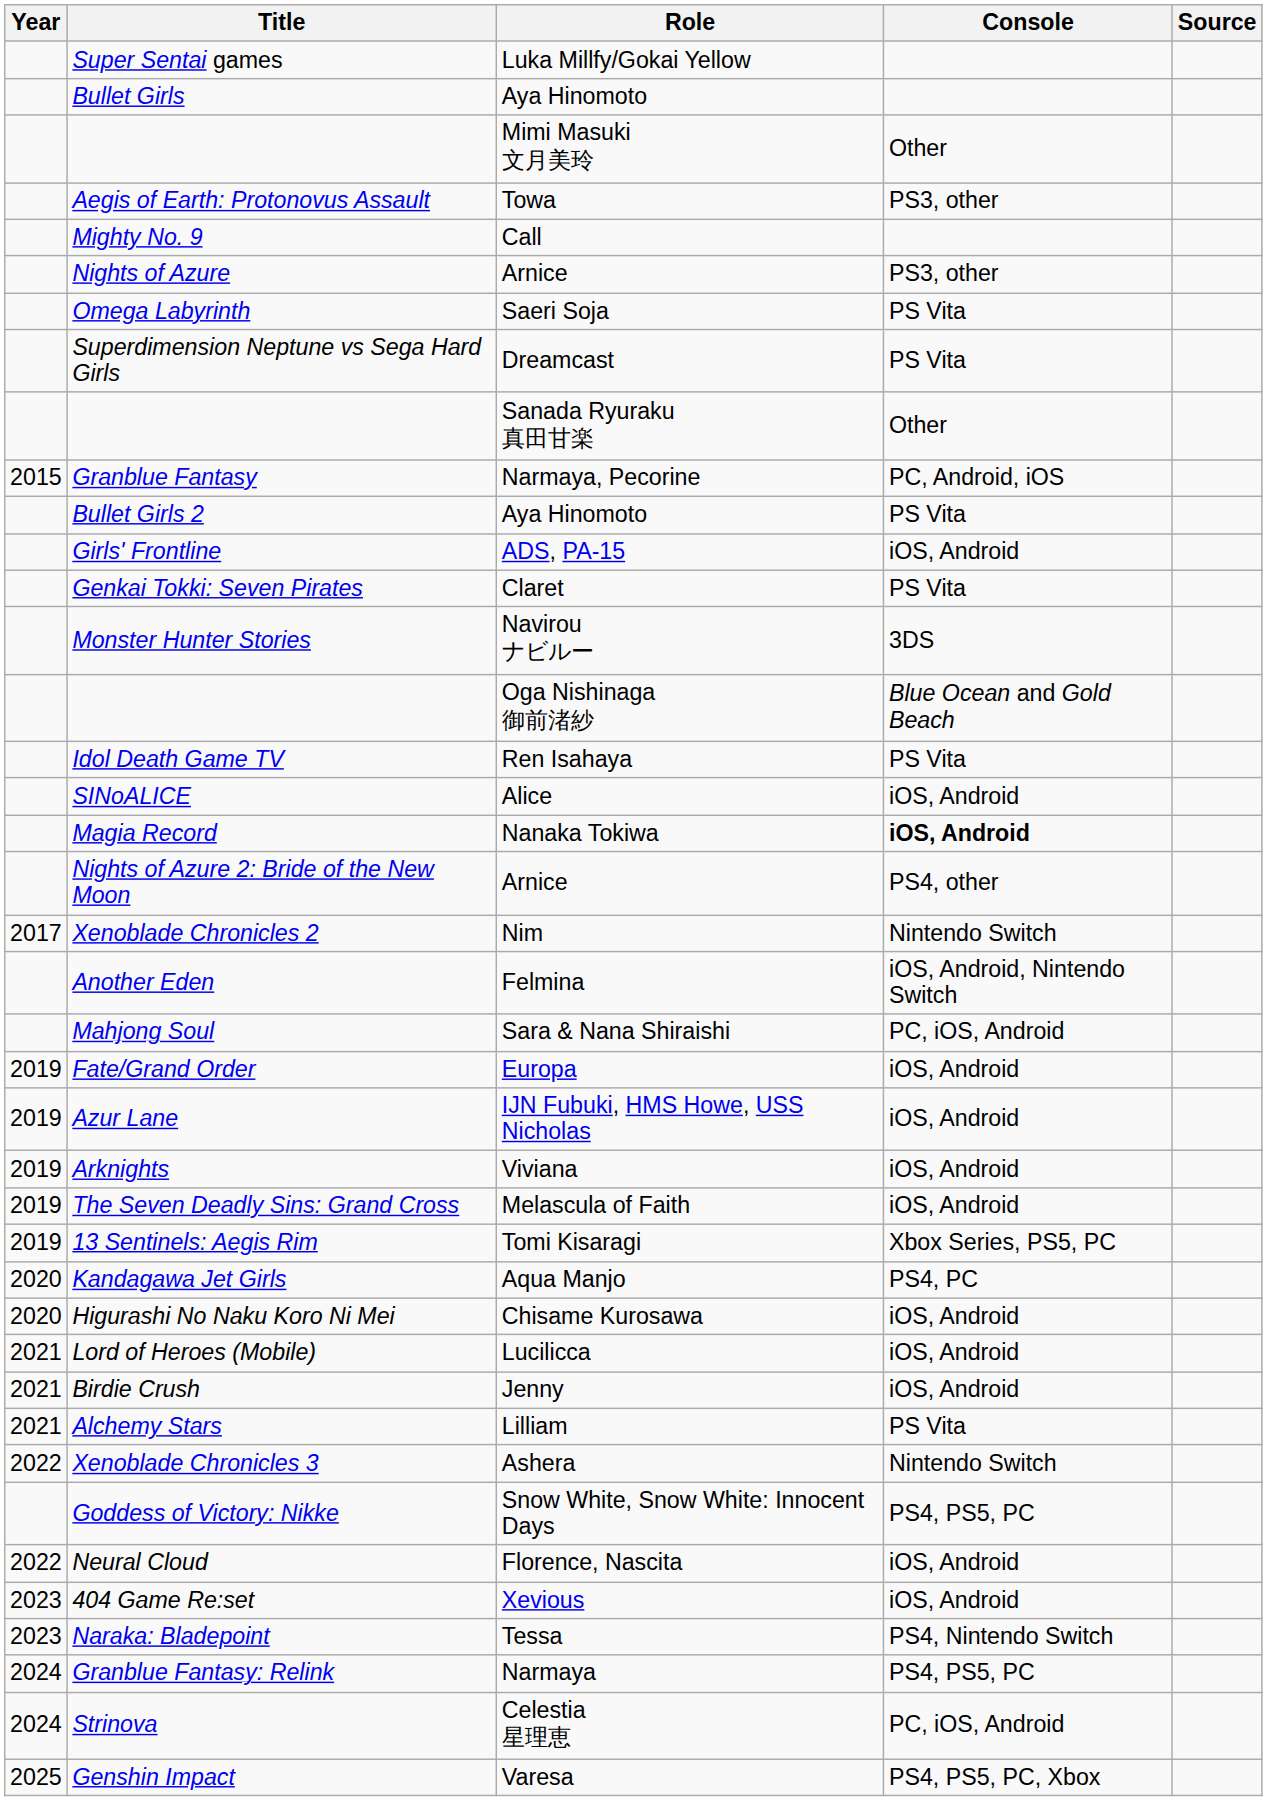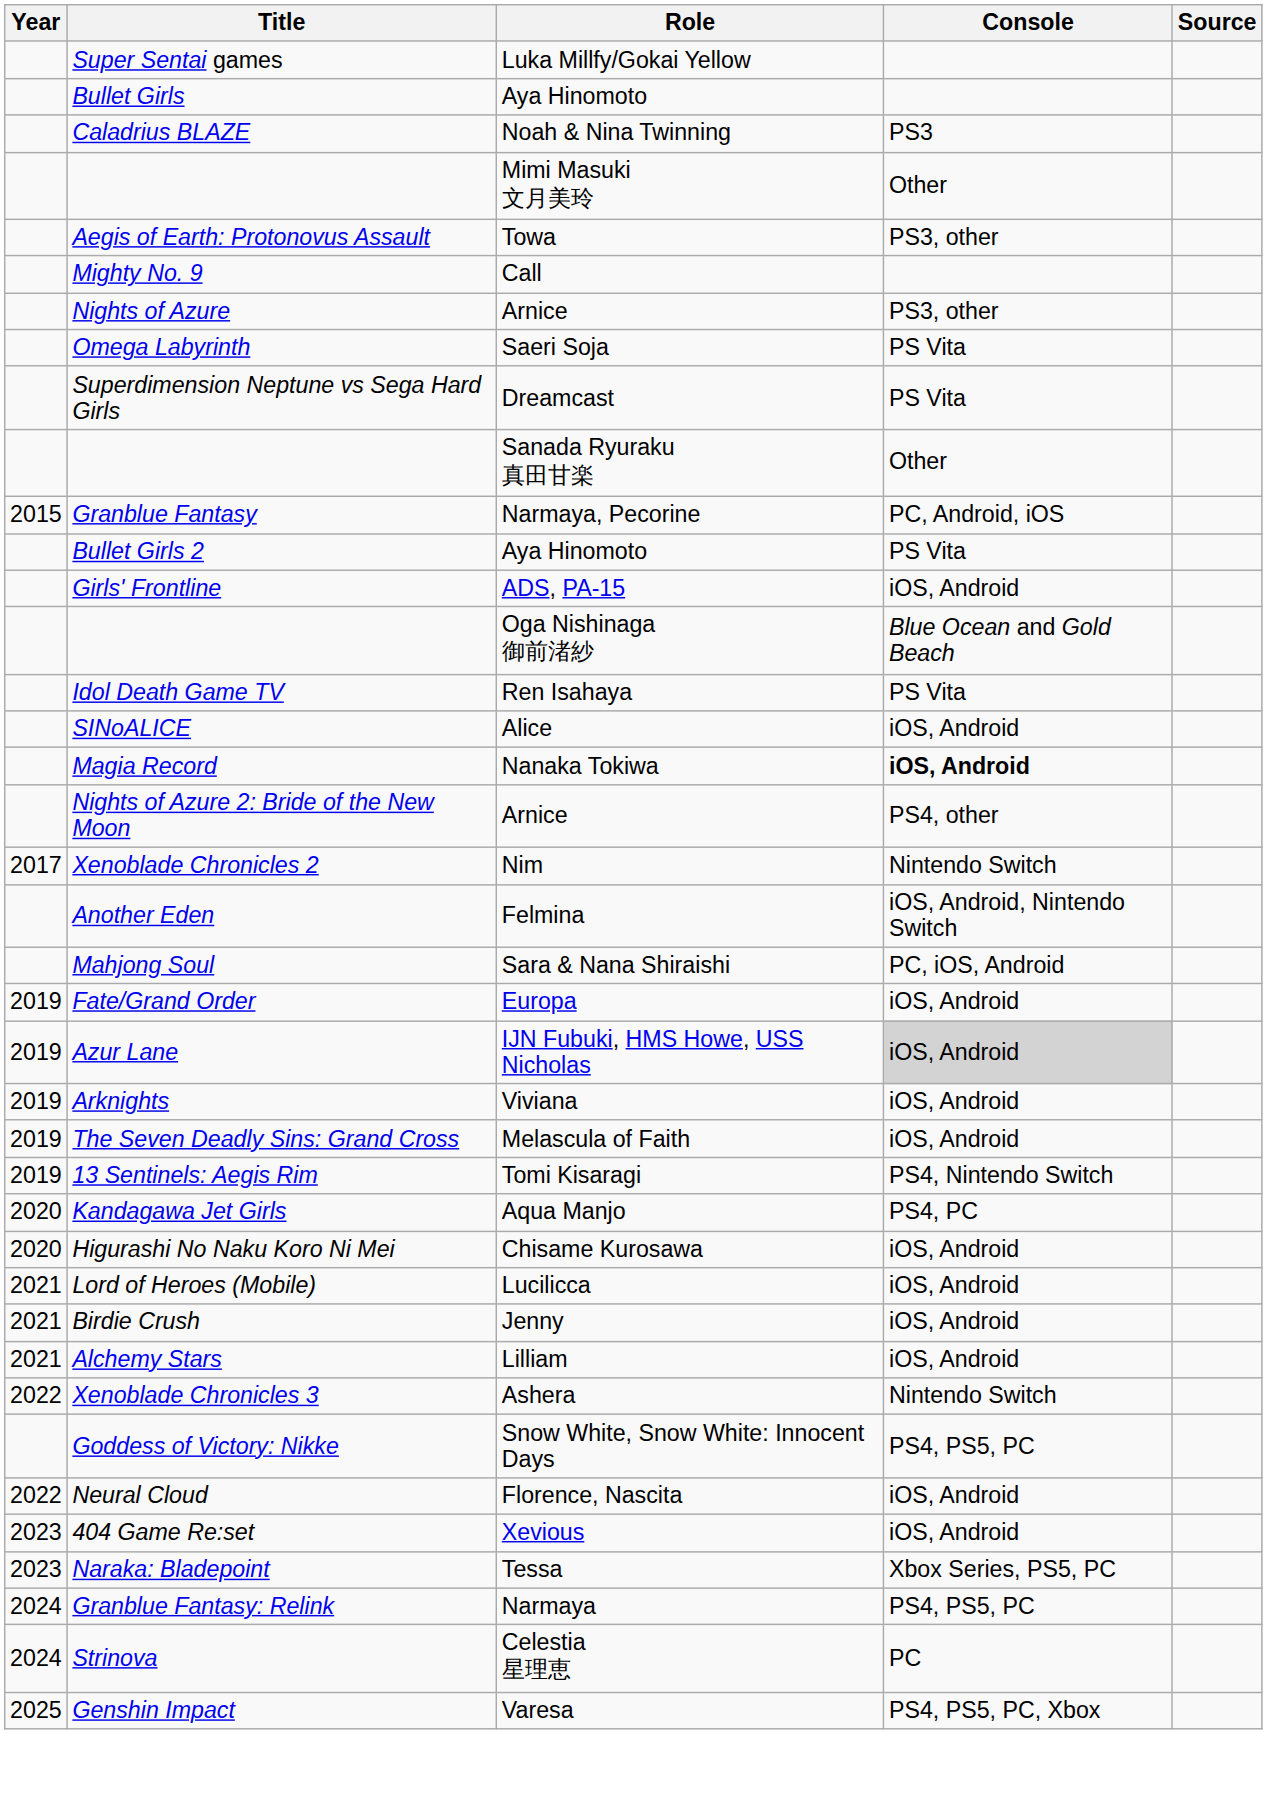+ row: (161, 133)
- row: (218, 588)
- row: (192, 640)
(954, 1119) no background -> (954, 1051) lightgrey background
(1002, 1242) Xbox Series, PS5, PC -> (1001, 1175) PS4, Nintendo Switch
(927, 1426) PS Vita -> (954, 1359) iOS, Android
(1001, 1636) PS4, Nintendo Switch -> (1002, 1569) Xbox Series, PS5, PC
(977, 1725) PC, iOS, Android -> (905, 1658) PC
